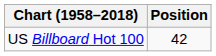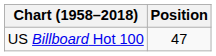(179, 39) 42 -> (179, 39) 47
